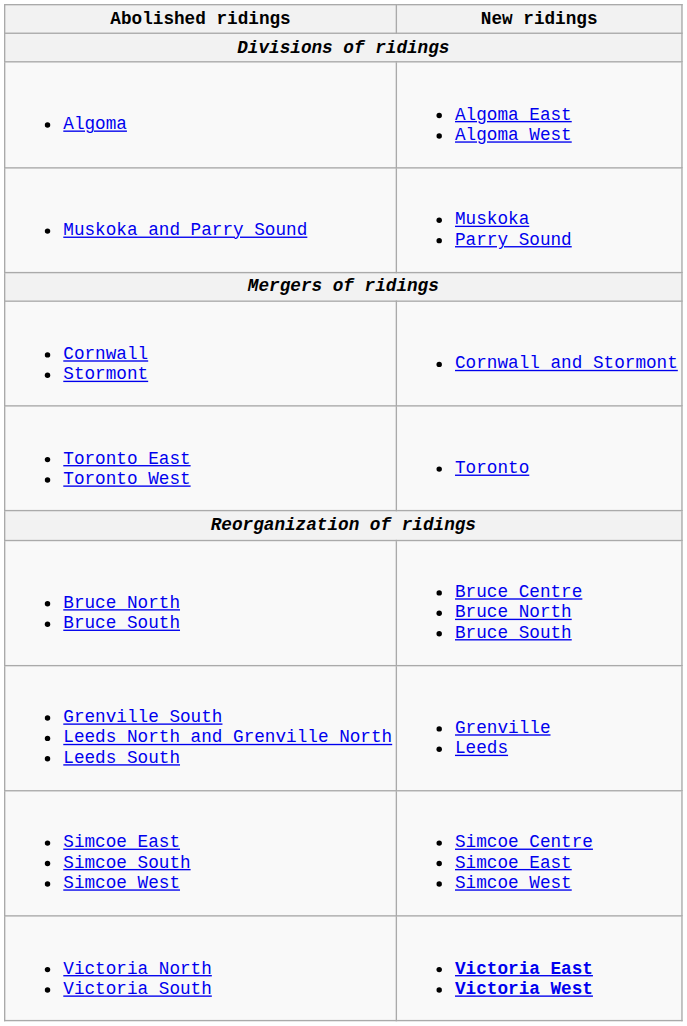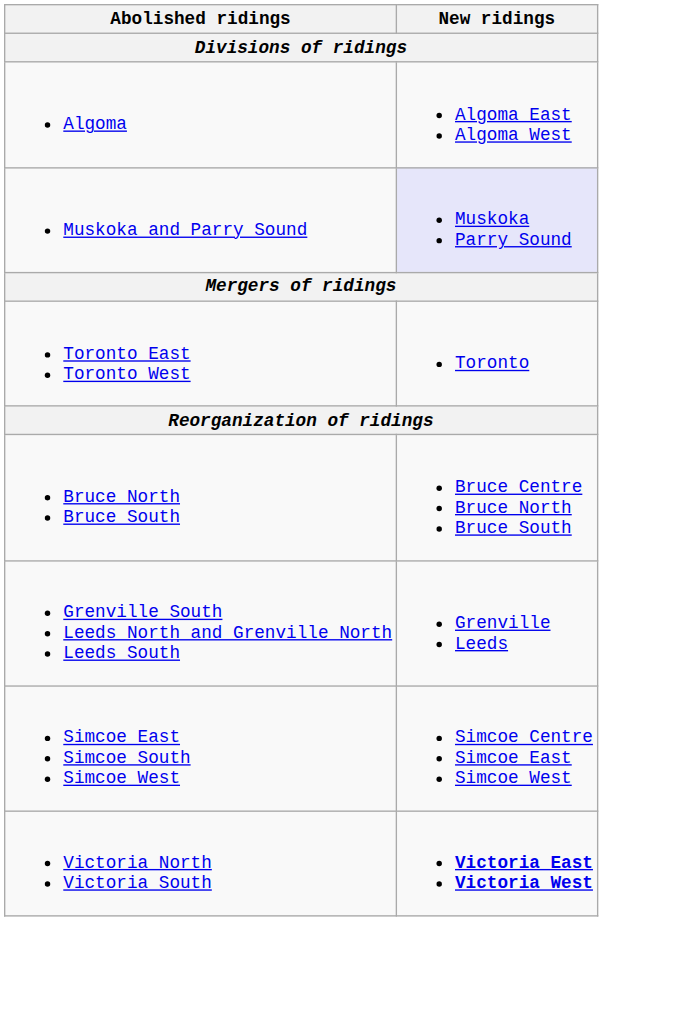(539, 230) no background -> (497, 230) lavender background
- row: (201, 364)
